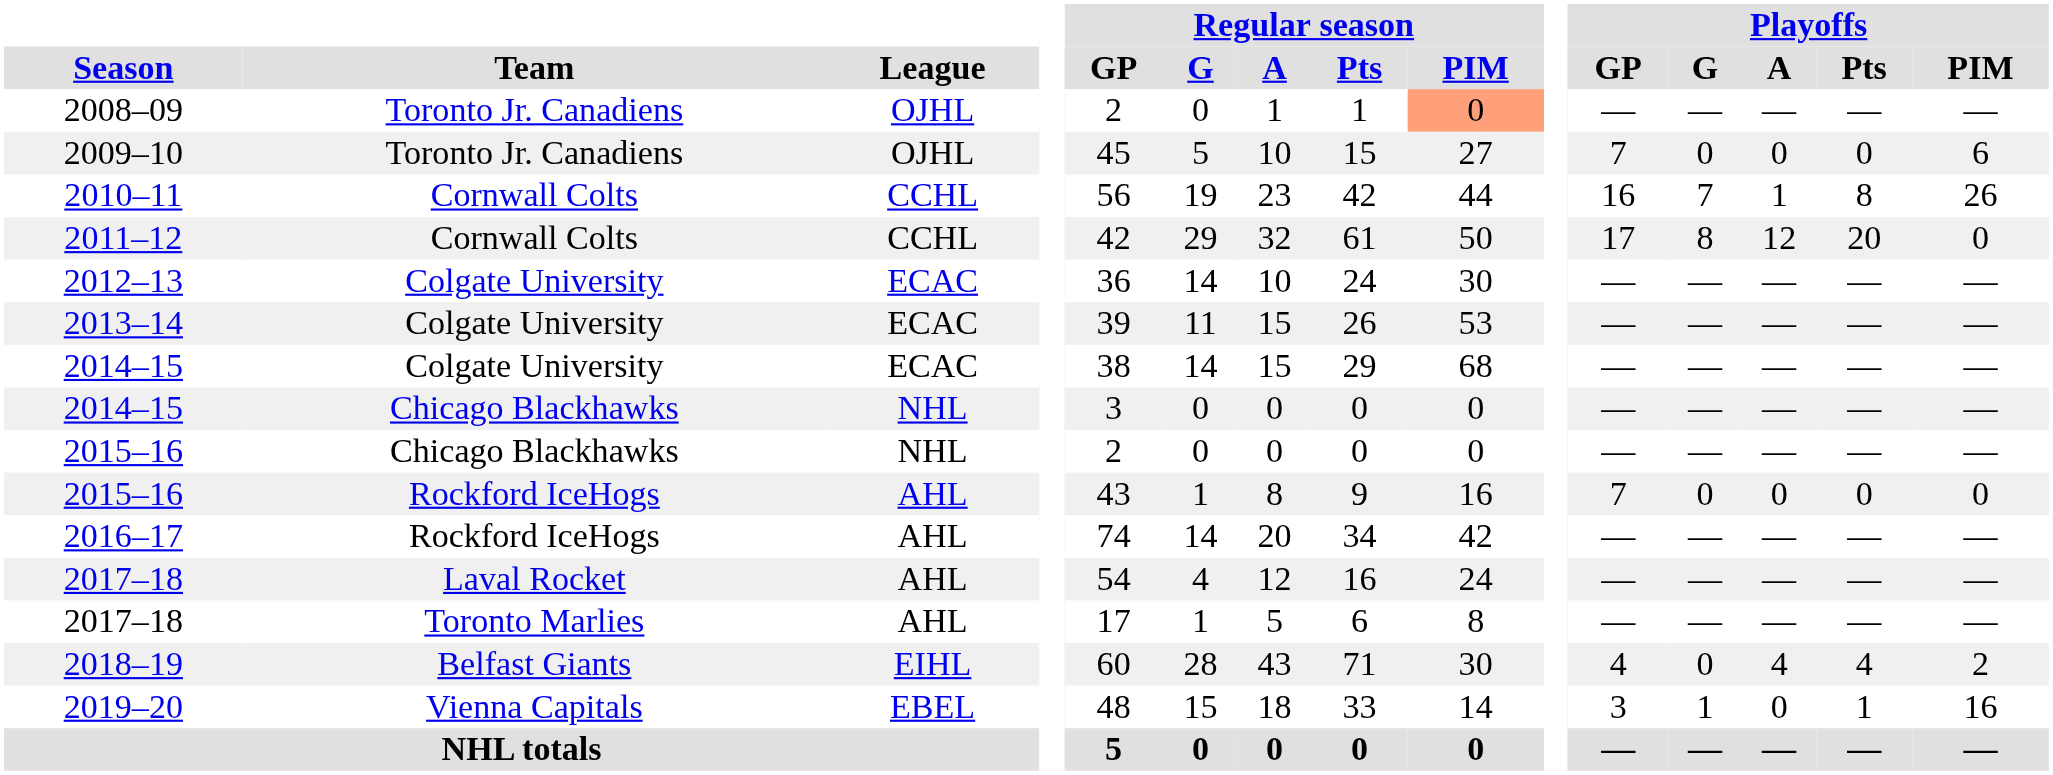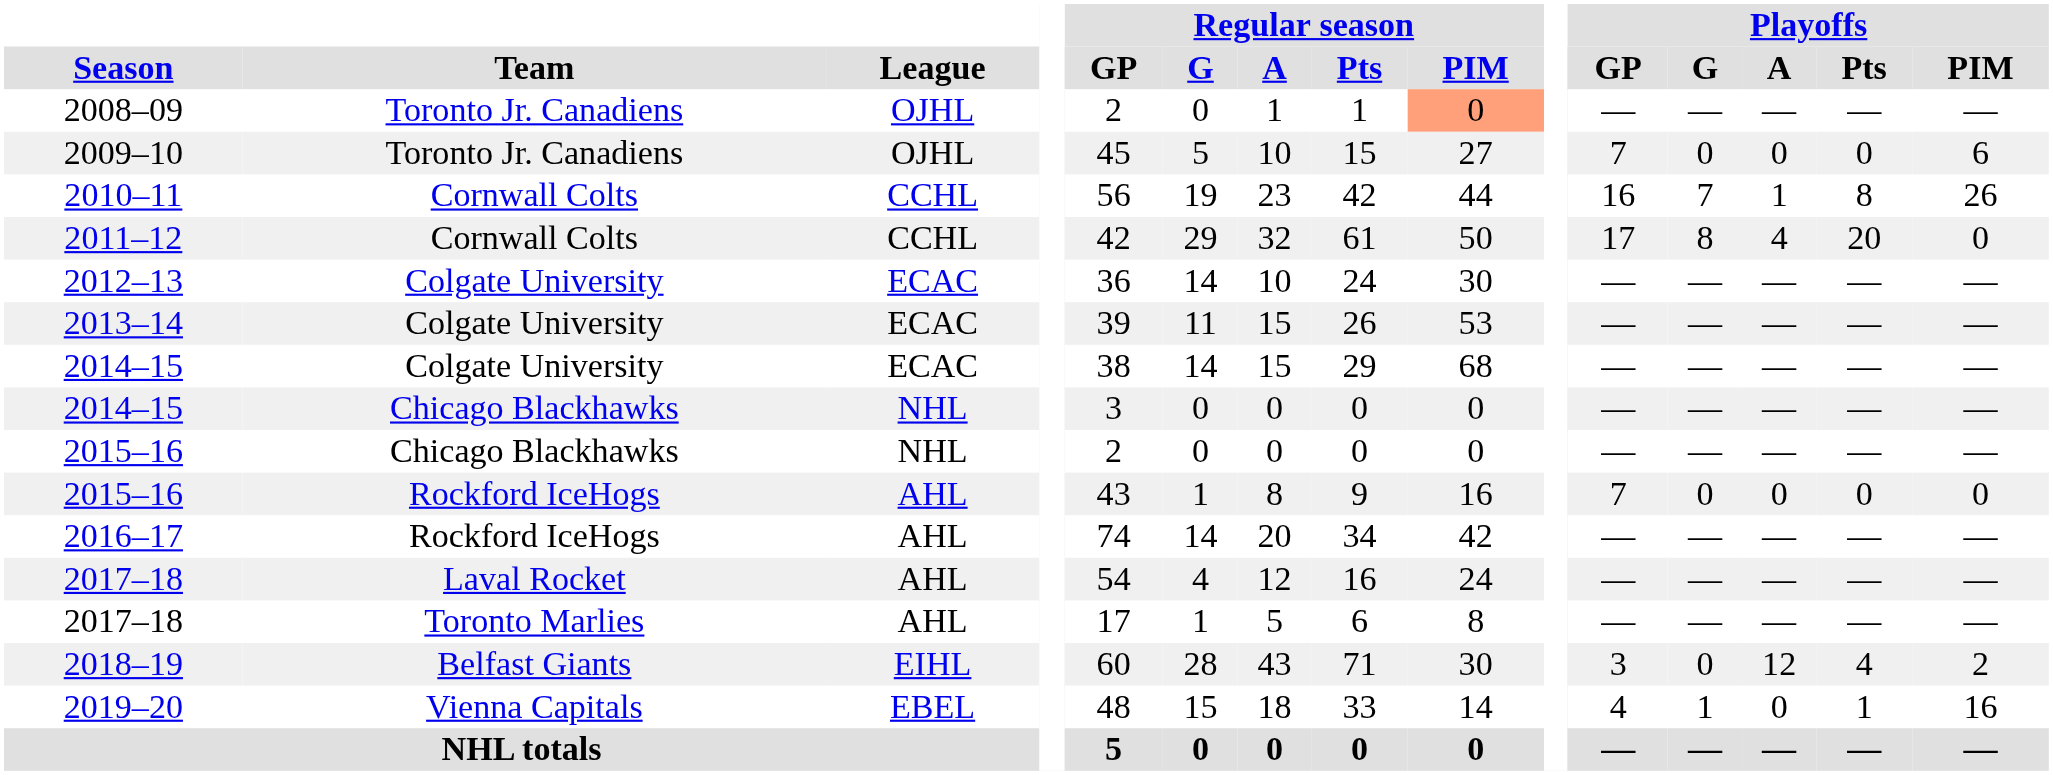(1779, 237) 12 -> (1779, 237) 4
(1618, 663) 4 -> (1618, 663) 3
(1779, 663) 4 -> (1779, 663) 12
(1618, 706) 3 -> (1618, 706) 4
